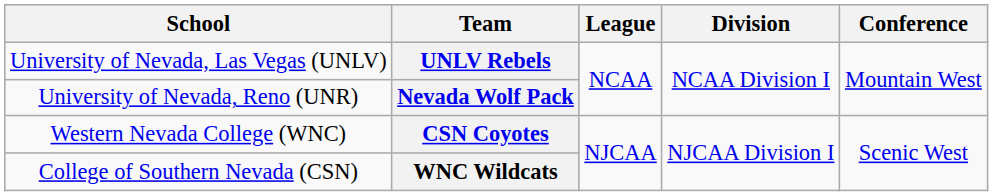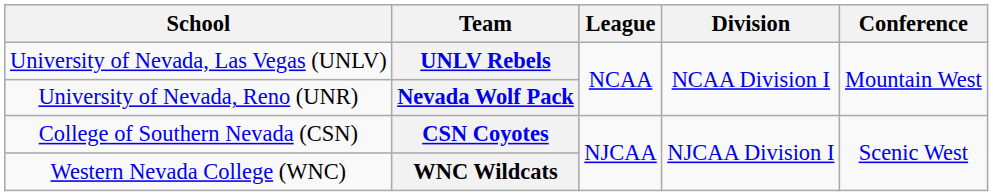(198, 134) Western Nevada College (WNC) -> (198, 134) College of Southern Nevada (CSN)
(198, 171) College of Southern Nevada (CSN) -> (198, 171) Western Nevada College (WNC)
